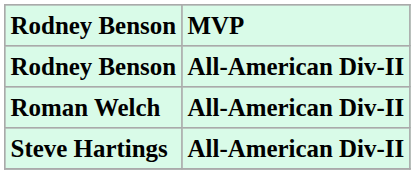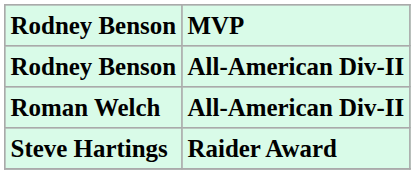(296, 148) All-American Div-II -> (262, 148) Raider Award
